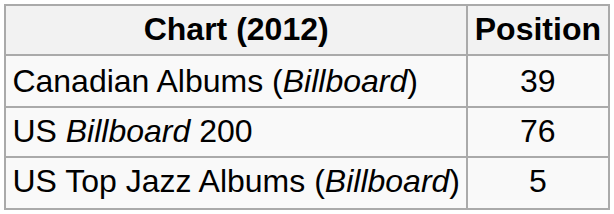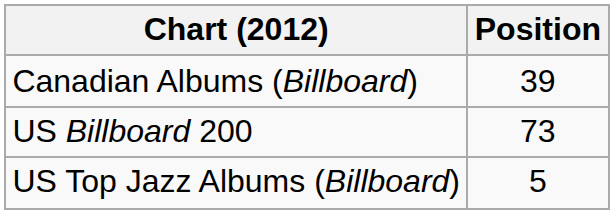(538, 131) 76 -> (538, 131) 73
